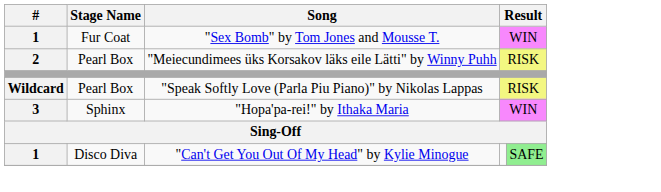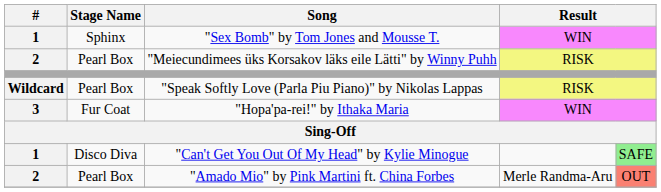(106, 37) Fur Coat -> (106, 37) Sphinx
(106, 110) Sphinx -> (106, 110) Fur Coat
+ row: (36, 176)
